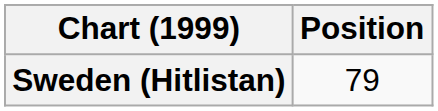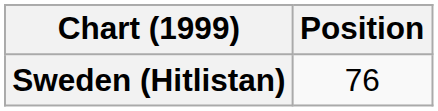(362, 79) 79 -> (362, 79) 76
